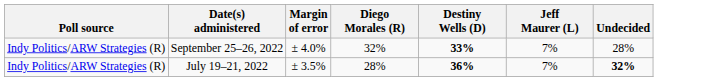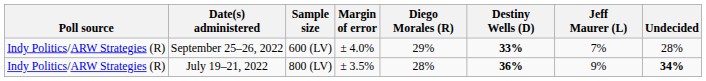+ column: (310, 21)
(375, 48) 32% -> (423, 48) 29%
(550, 67) 7% -> (598, 67) 9%
(623, 67) 32% -> (672, 67) 34%
